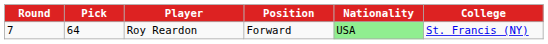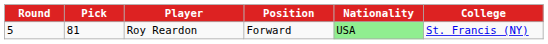(10, 30) 7 -> (10, 30) 5
(73, 30) 64 -> (73, 30) 81
